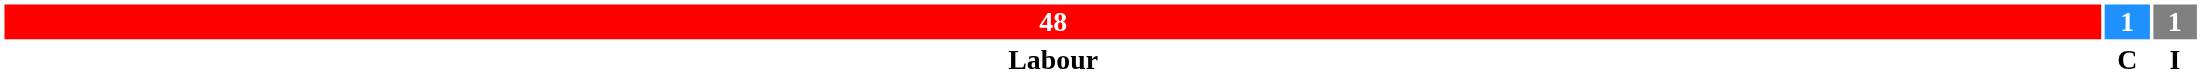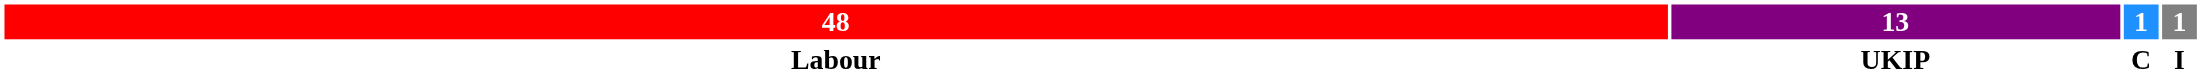+ column: (1895, 21)
